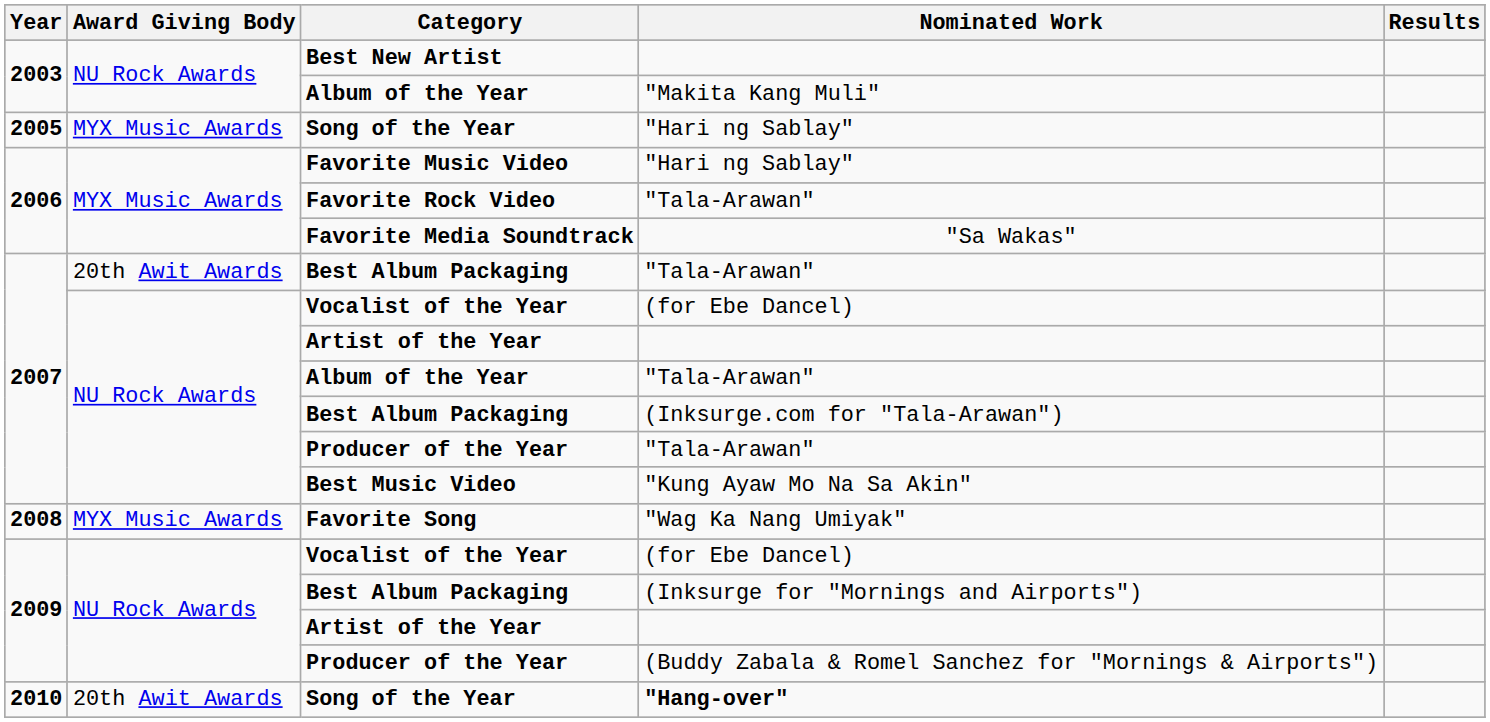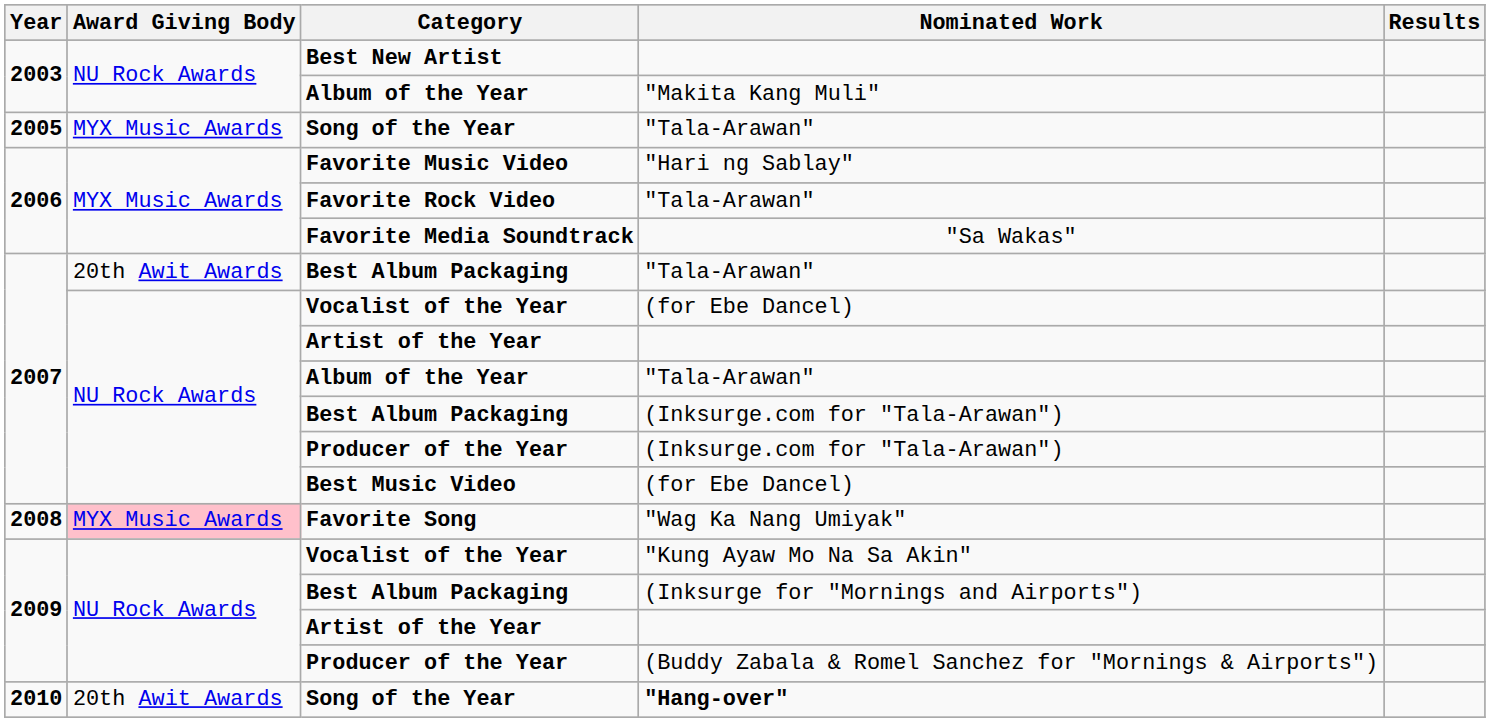(749, 129) "Hari ng Sablay" -> (729, 129) "Tala-Arawan"
(729, 450) "Tala-Arawan" -> (854, 450) (Inksurge.com for "Tala-Arawan")
(808, 485) "Kung Ayaw Mo Na Sa Akin" -> (749, 485) (for Ebe Dancel)
(178, 521) no background -> (178, 521) pink background
(749, 557) (for Ebe Dancel) -> (808, 557) "Kung Ayaw Mo Na Sa Akin"
